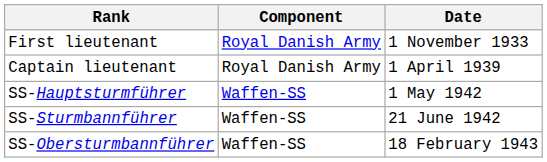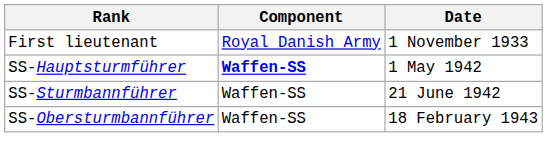- row: (93, 68)
(264, 94) normal -> (264, 68) bold
